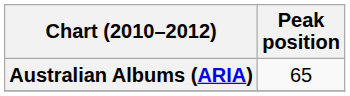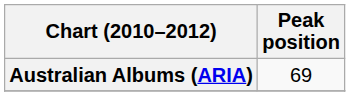(301, 74) 65 -> (301, 74) 69
